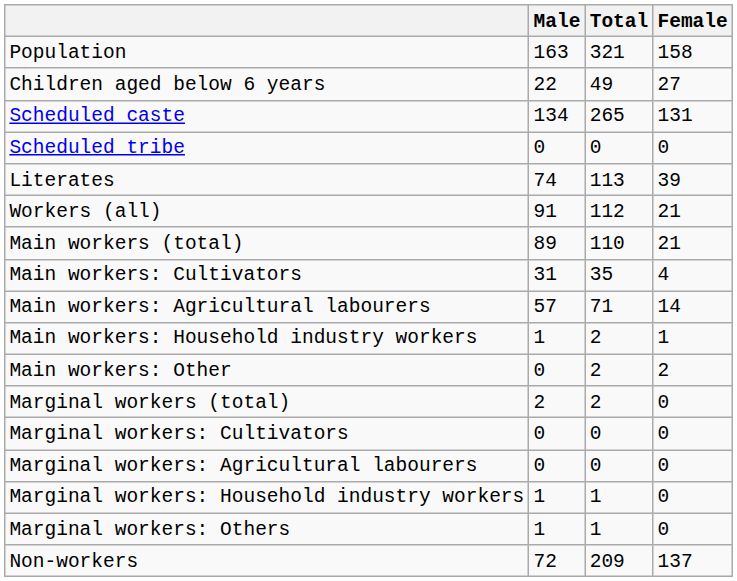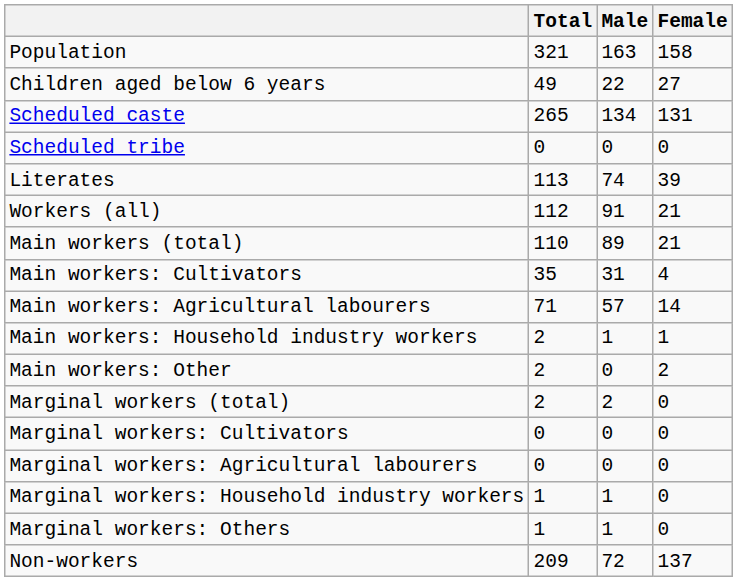columns swapped: (619, 21) <-> (557, 21)
